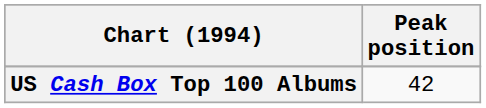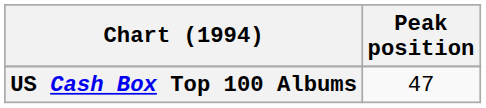(421, 85) 42 -> (421, 85) 47
